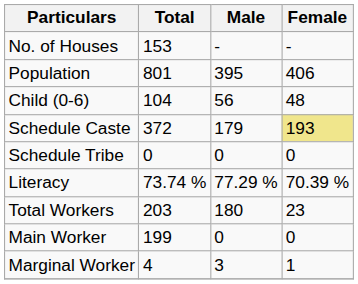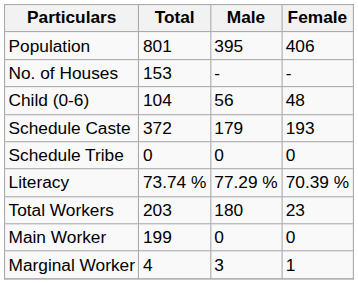rows swapped: (63, 45) <-> (49, 73)
(300, 127) khaki background -> (300, 127) no background
